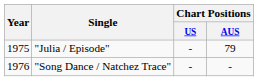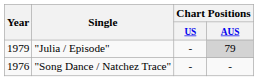(18, 48) 1975 -> (18, 48) 1979
(230, 48) no background -> (230, 48) lightgrey background
